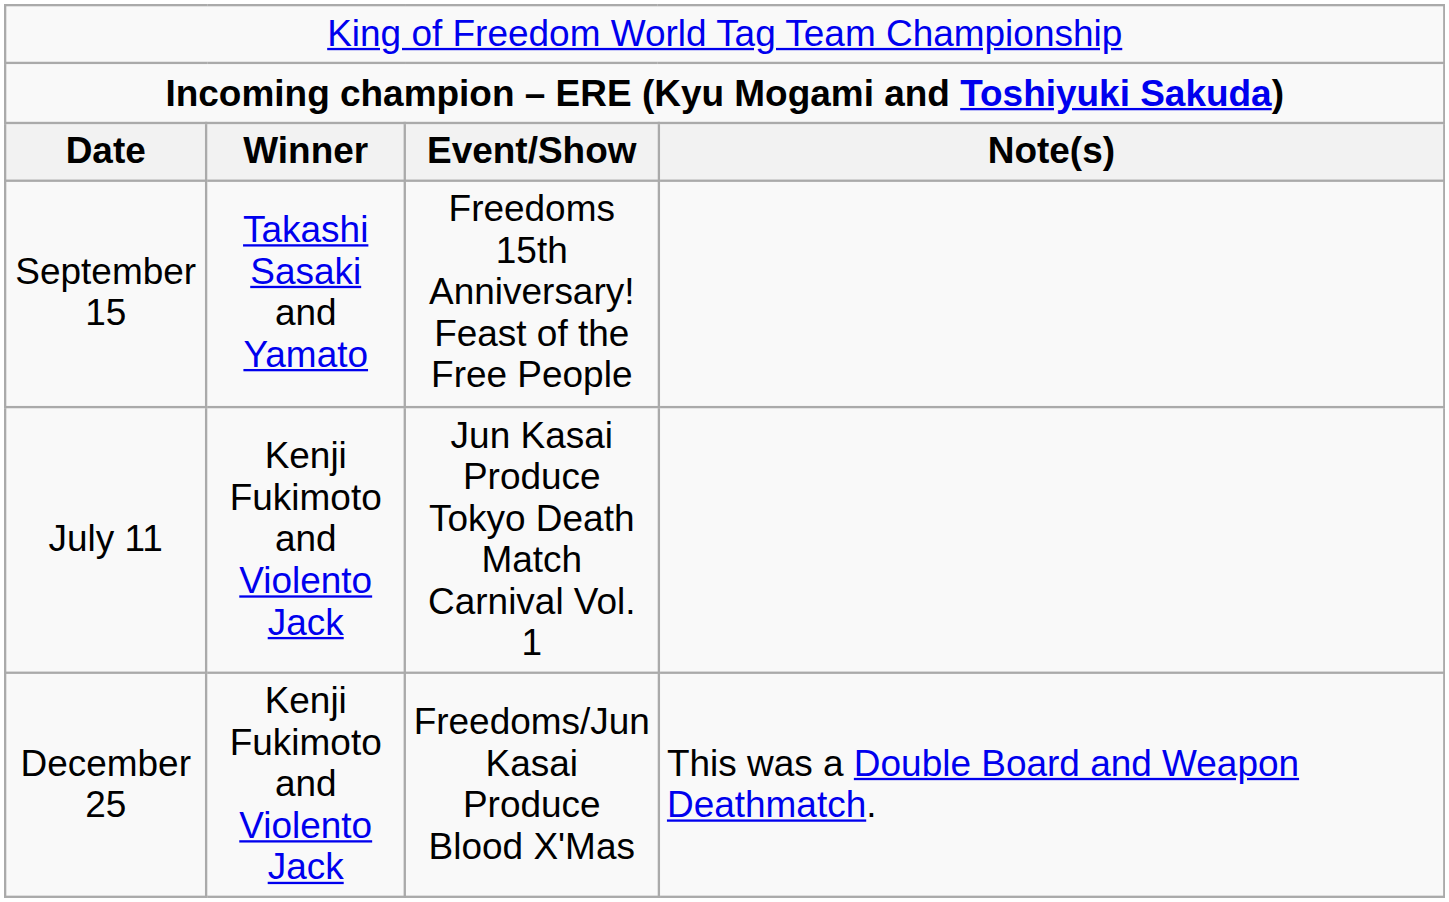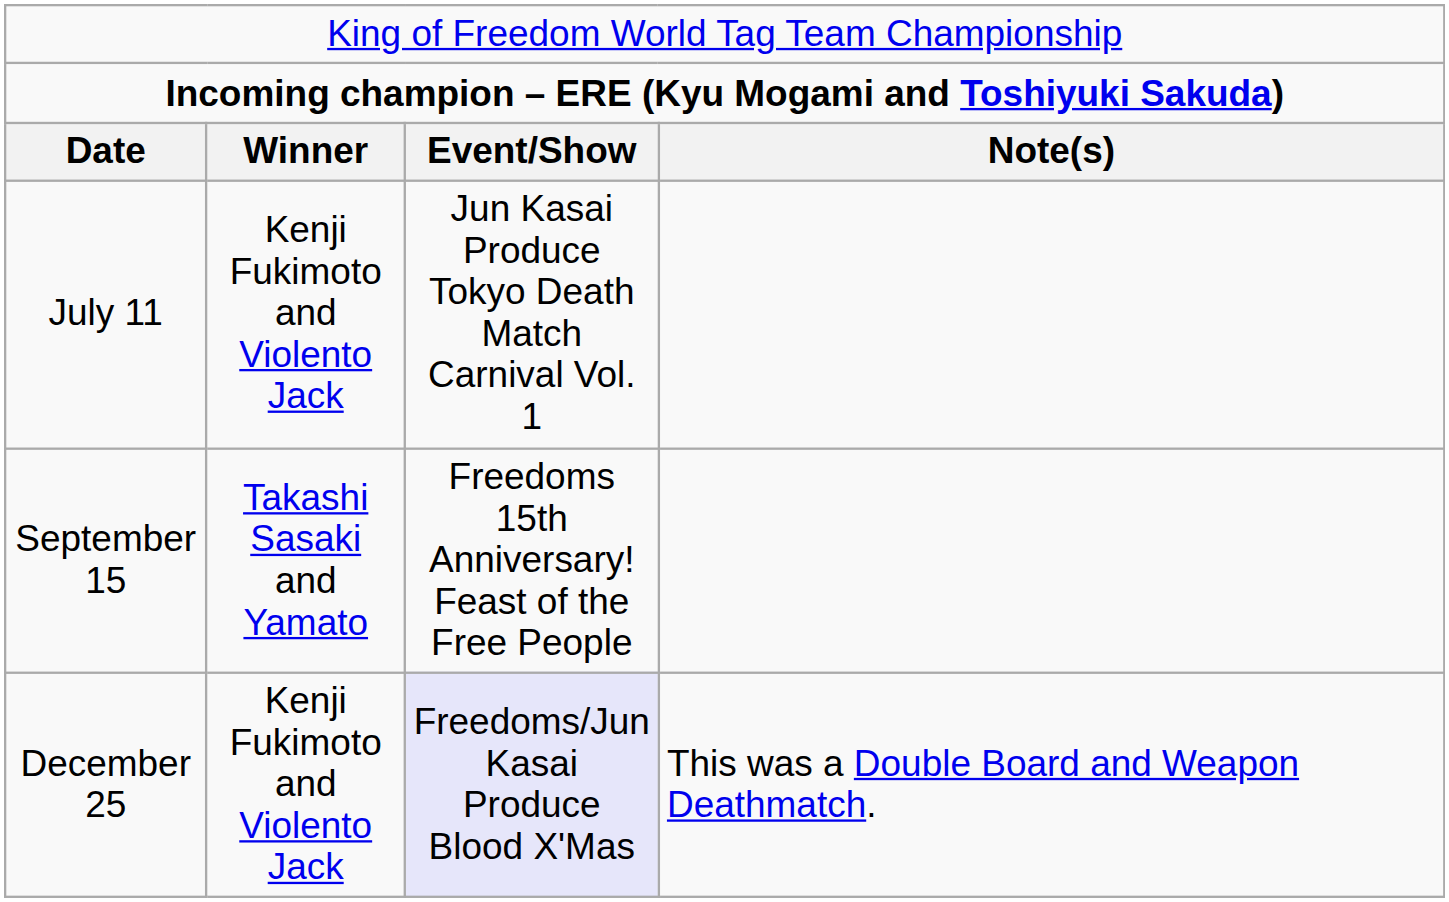rows swapped: (106, 538) <-> (106, 292)
(532, 784) no background -> (532, 784) lavender background
